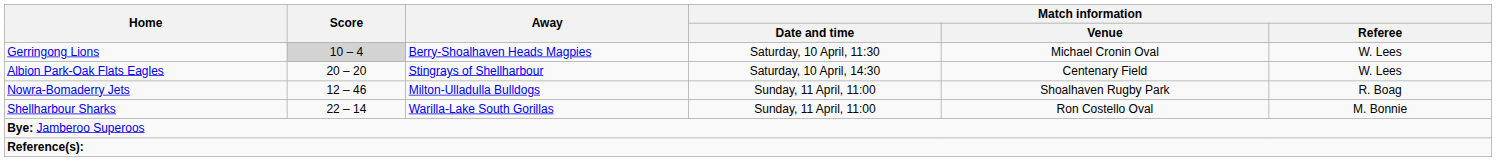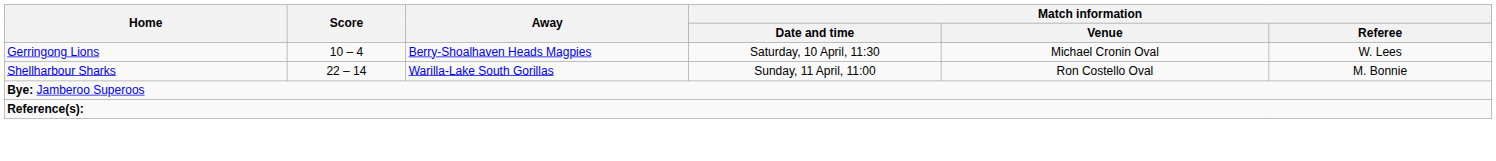(346, 52) lightgrey background -> (346, 52) no background
- row: (86, 71)
- row: (68, 90)
